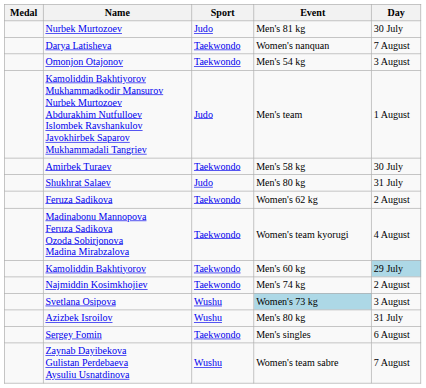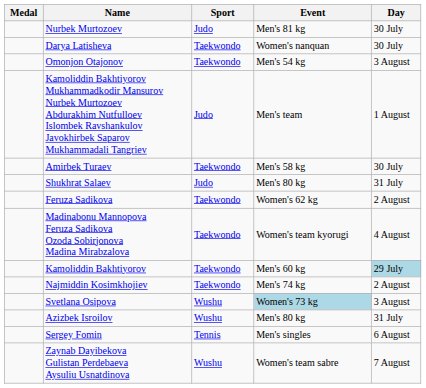(392, 46) 7 August -> (388, 46) 30 July
(217, 334) Taekwondo -> (207, 334) Tennis
